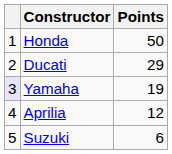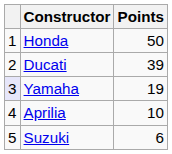(155, 65) 29 -> (155, 65) 39
(155, 113) 12 -> (155, 113) 10
